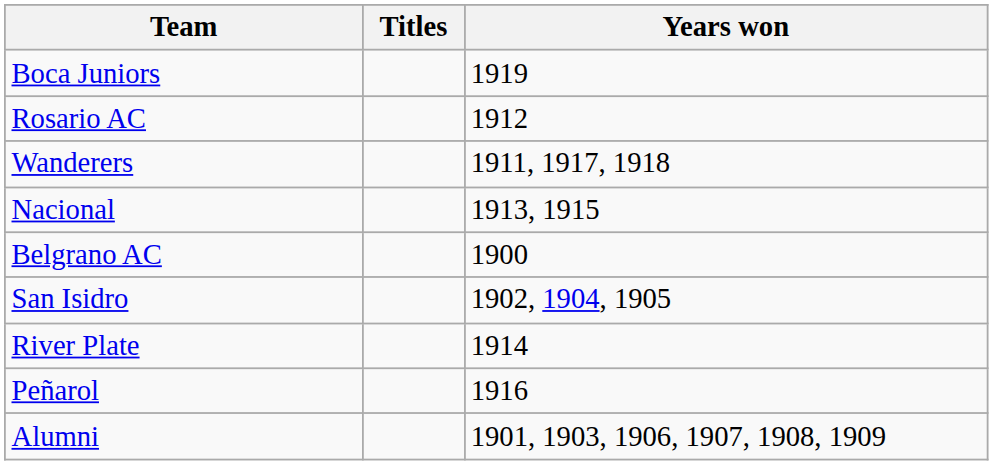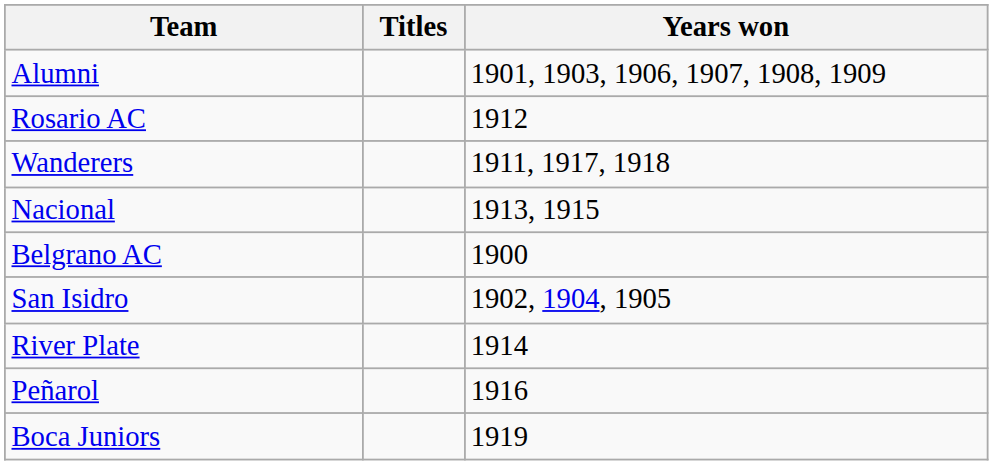rows swapped: (55, 436) <-> (86, 72)
